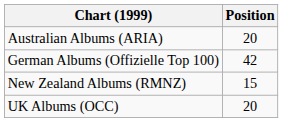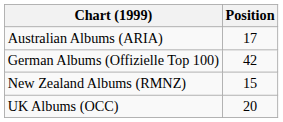(250, 38) 20 -> (250, 38) 17
